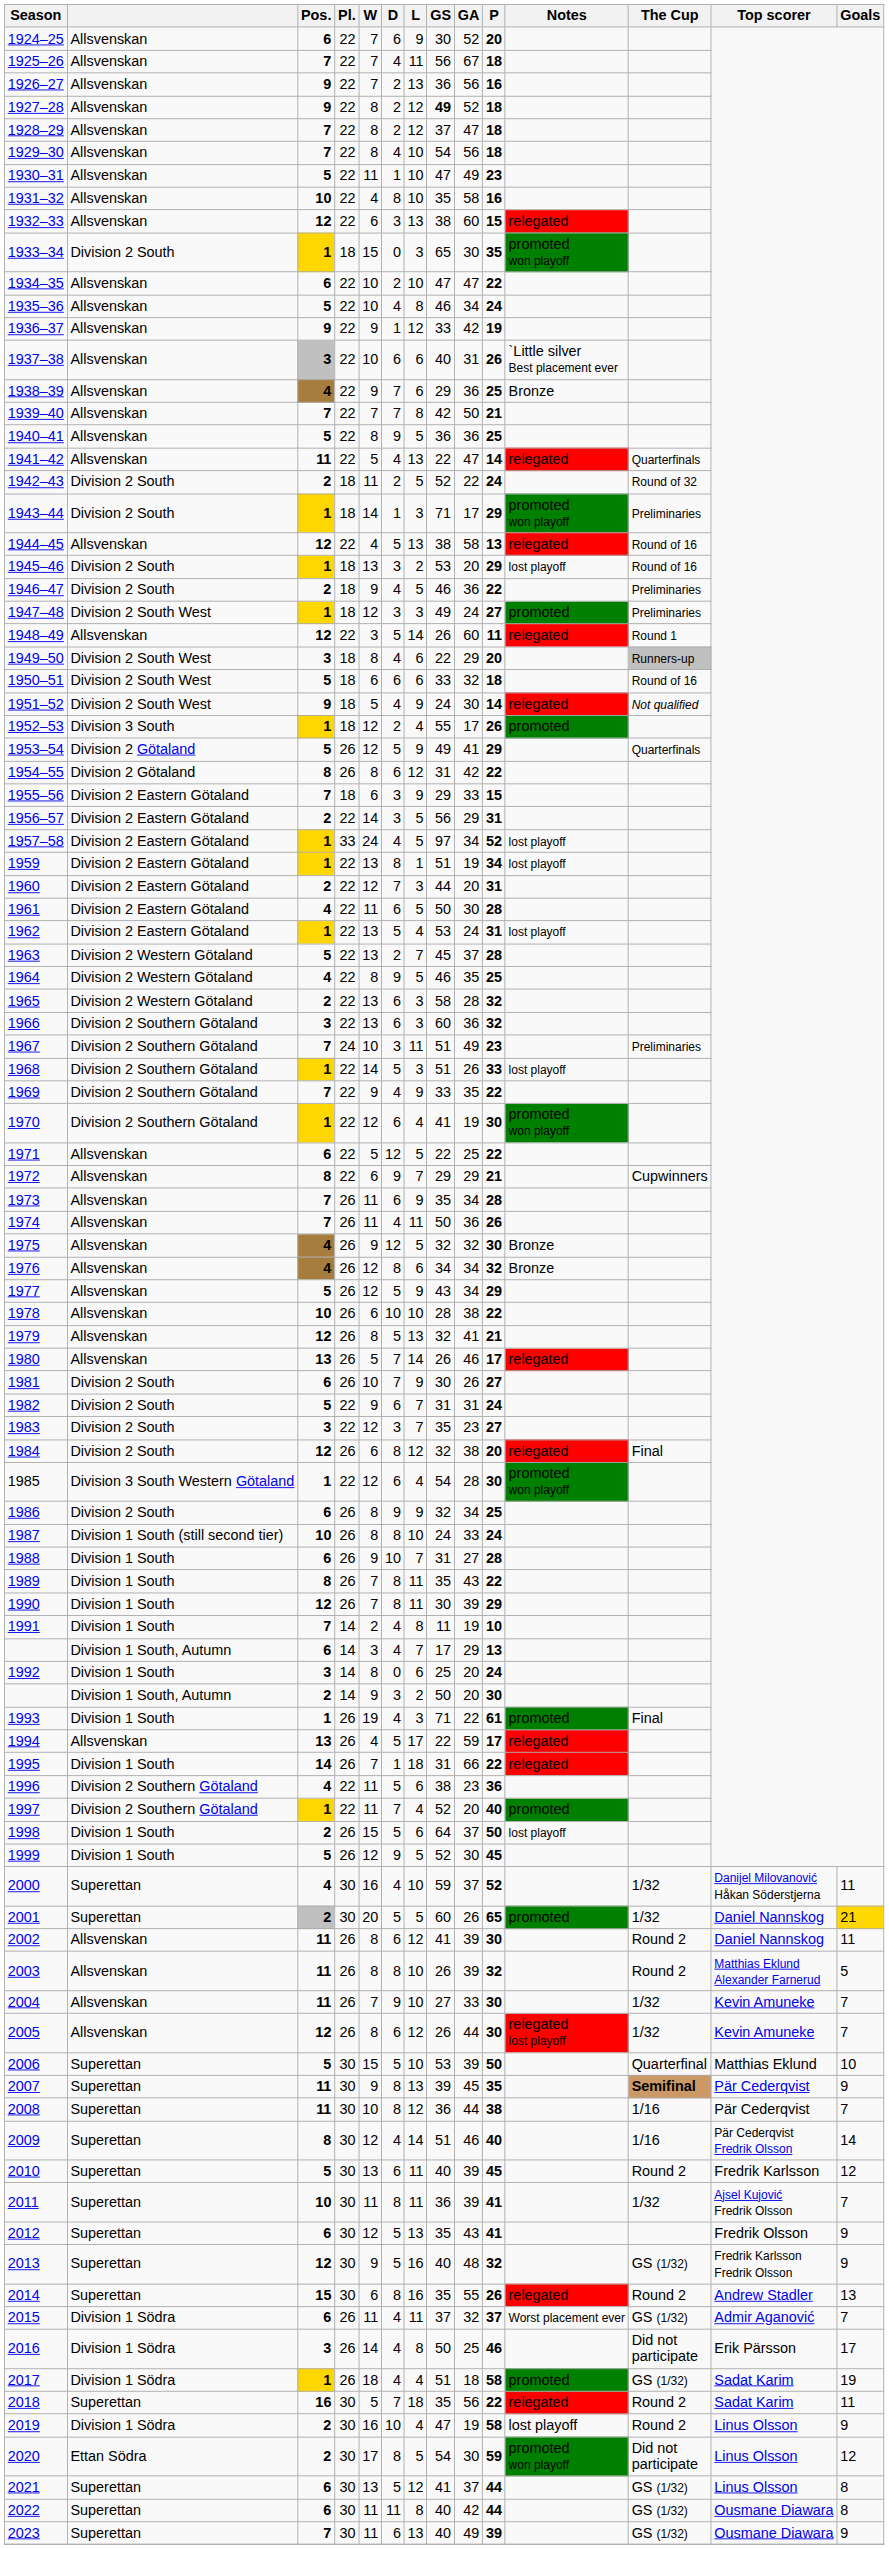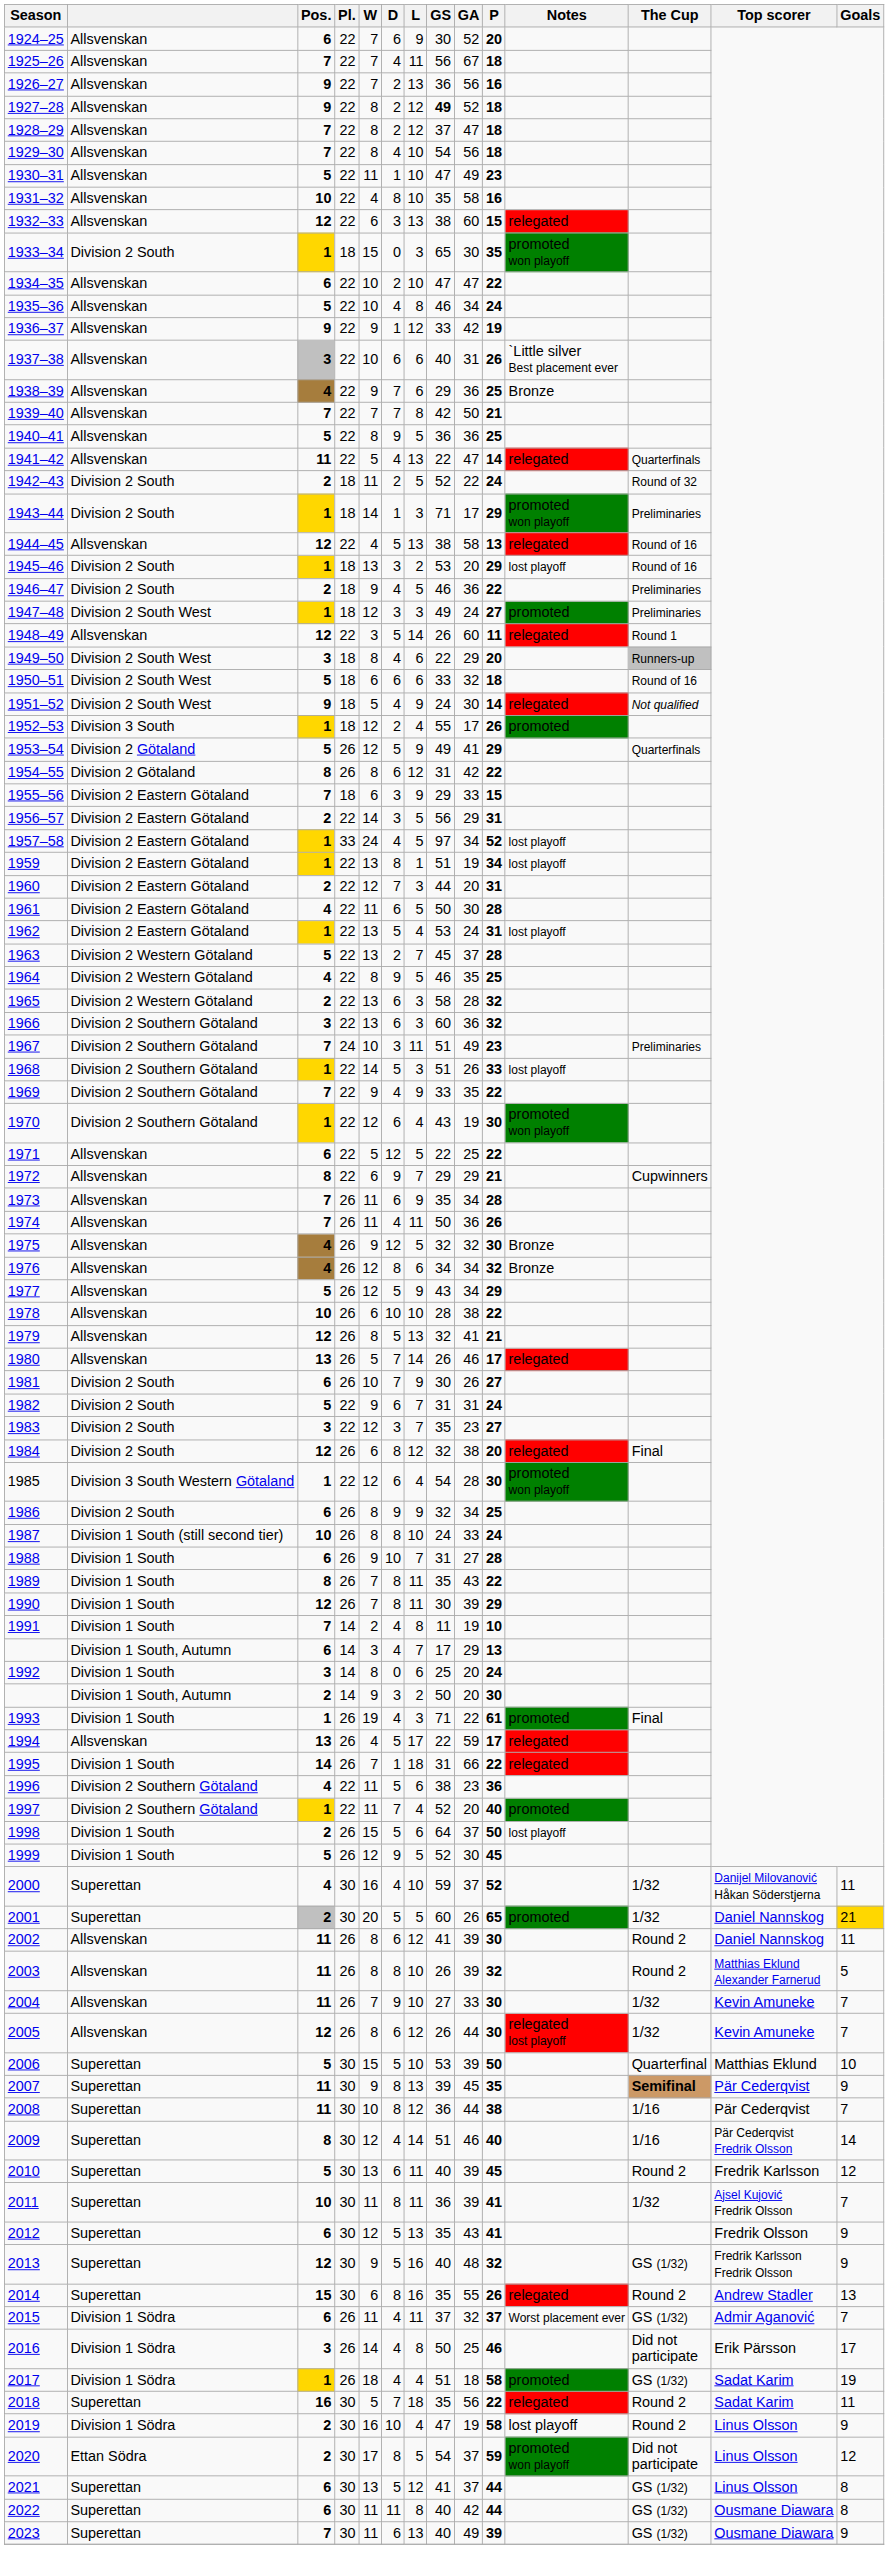(443, 1123) 41 -> (443, 1123) 43
(471, 2456) 30 -> (471, 2456) 37
